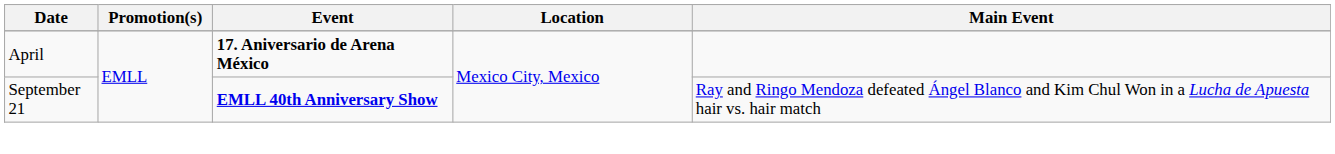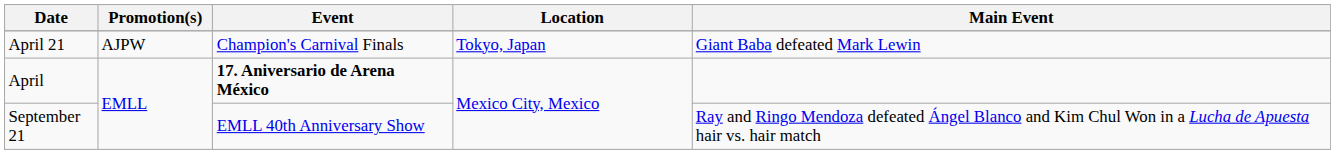+ row: (37, 44)
(327, 99) bold -> (321, 126) normal
